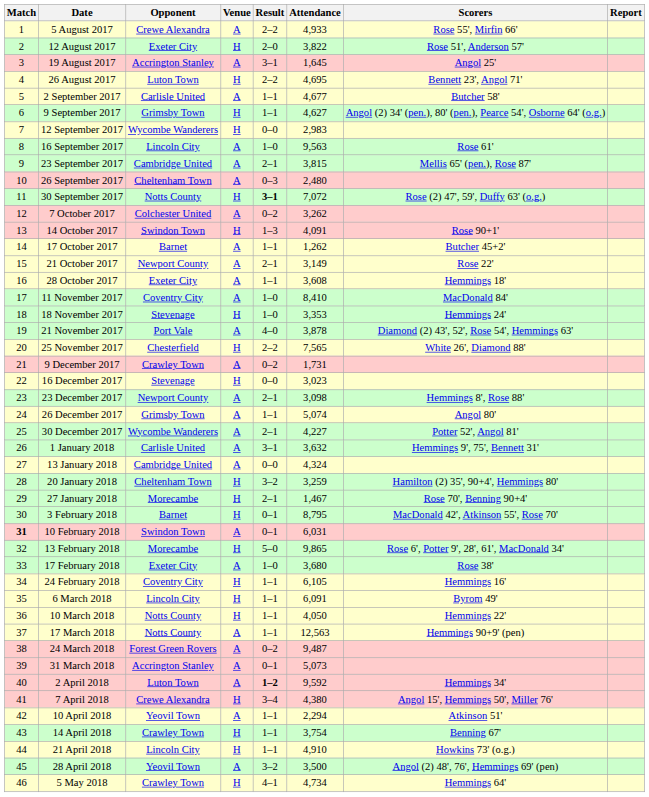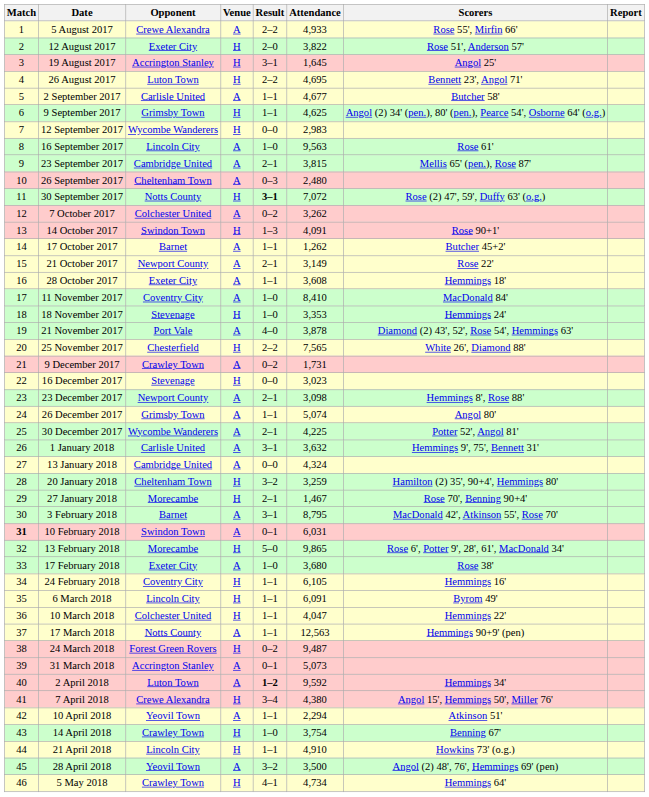(237, 63) A -> (237, 63) H
(315, 113) 4,627 -> (315, 113) 4,625
(315, 431) 4,227 -> (315, 431) 4,225
(237, 515) H -> (237, 515) A
(270, 515) 0–1 -> (270, 515) 3–1
(173, 615) Notts County -> (173, 615) Colchester United
(315, 615) 4,050 -> (315, 615) 4,047
(237, 649) A -> (237, 649) H
(270, 733) 1–1 -> (270, 733) 1–0
